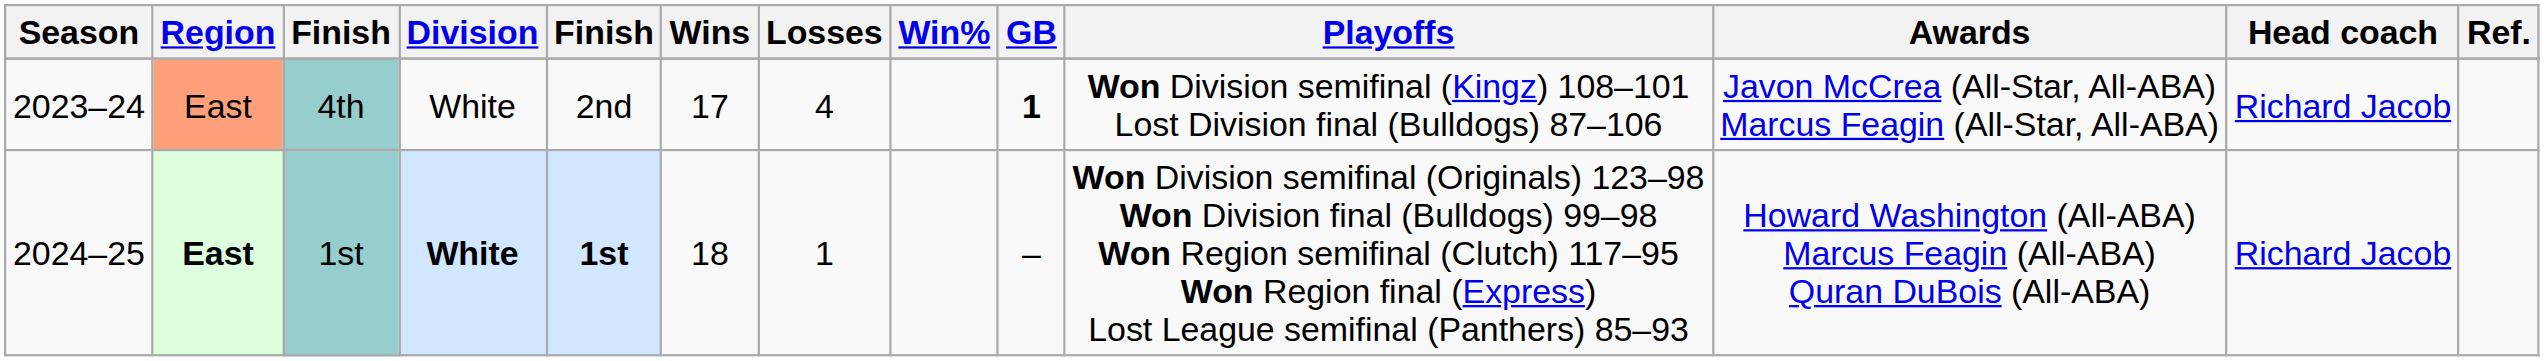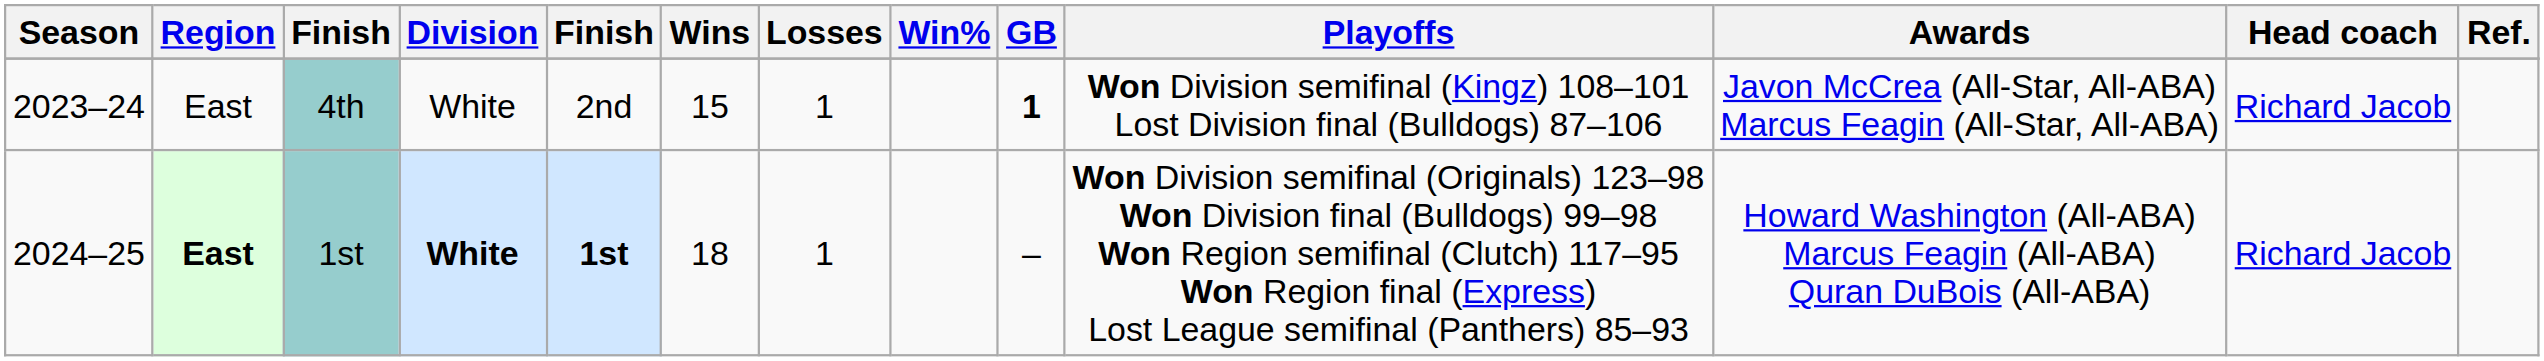(218, 105) lightsalmon background -> (218, 105) no background
(710, 105) 17 -> (710, 105) 15
(824, 105) 4 -> (824, 105) 1
